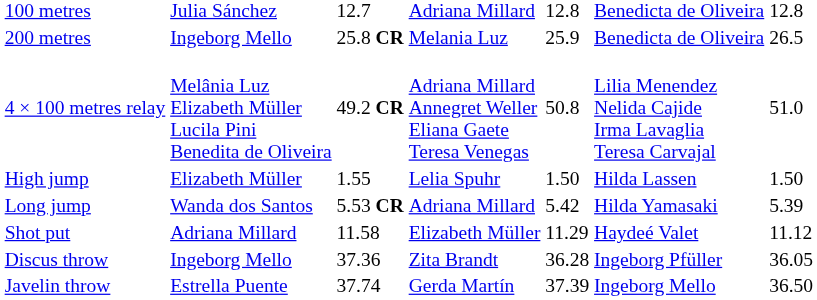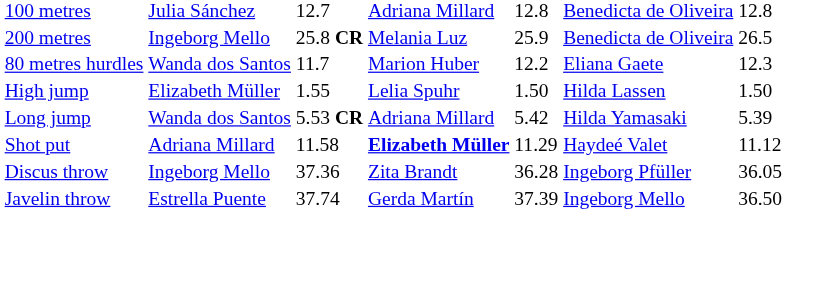+ row: (74, 64)
- row: (85, 108)
(475, 232) normal -> (439, 144) bold
